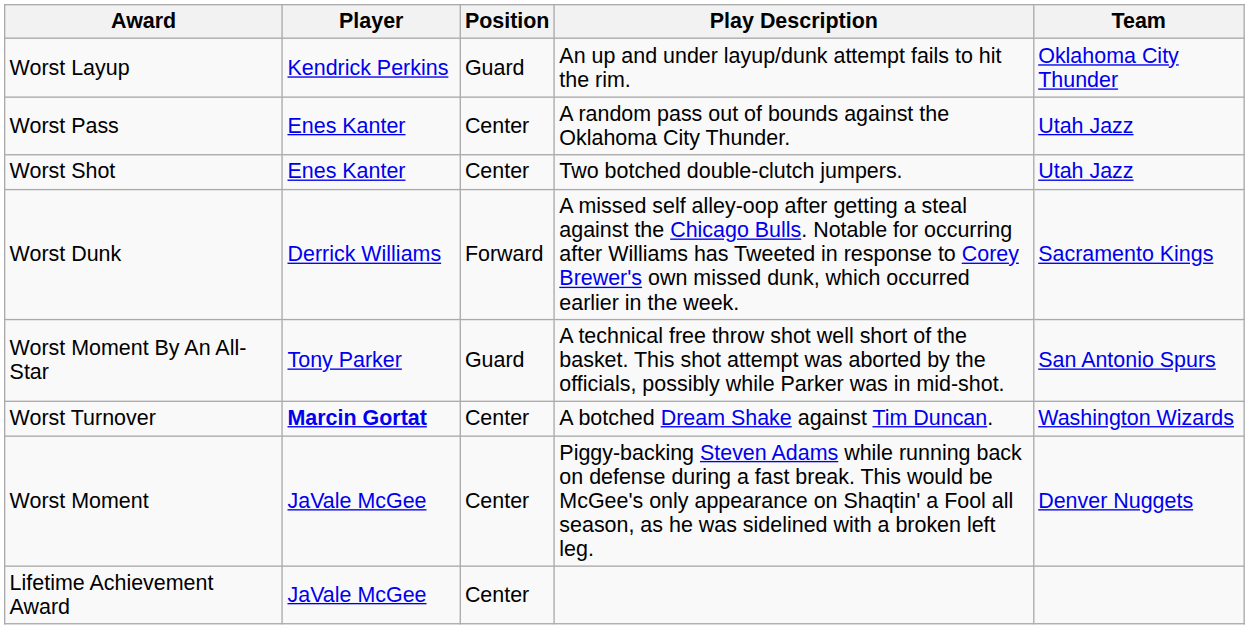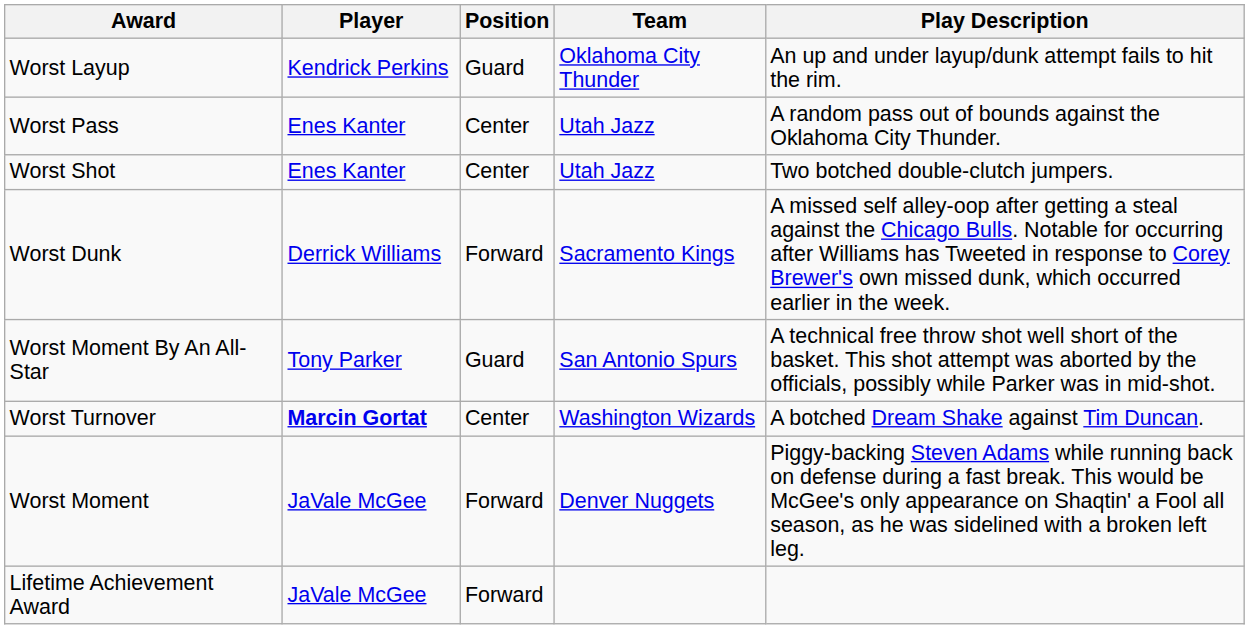columns swapped: (1139, 21) <-> (794, 21)
(497, 500) Center -> (504, 500) Forward
(497, 595) Center -> (504, 595) Forward
